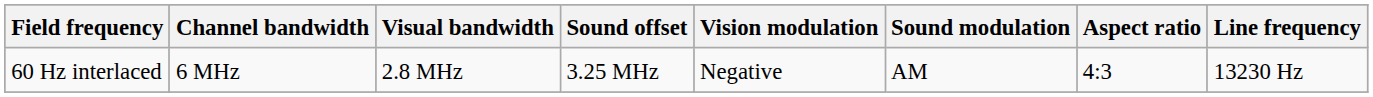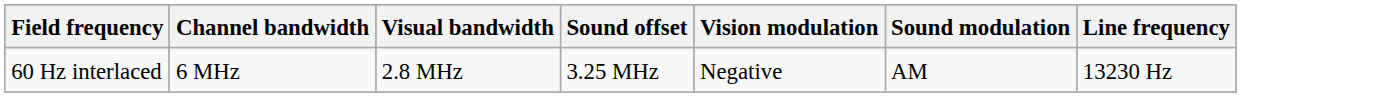- column: (1142, 27)
